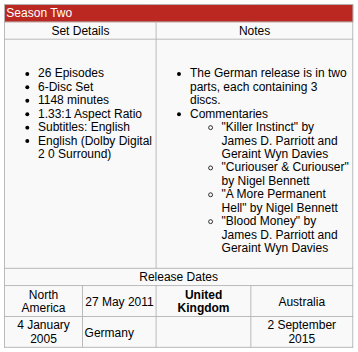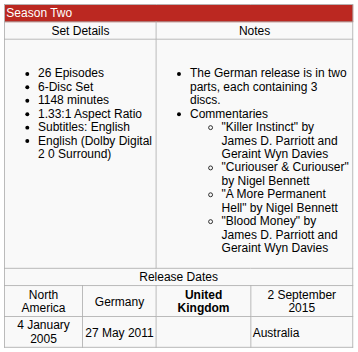(120, 301) 27 May 2011 -> (120, 301) Germany
(302, 301) Australia -> (302, 301) 2 September 2015
(109, 332) Germany -> (120, 332) 27 May 2011
(302, 332) 2 September 2015 -> (276, 332) Australia
